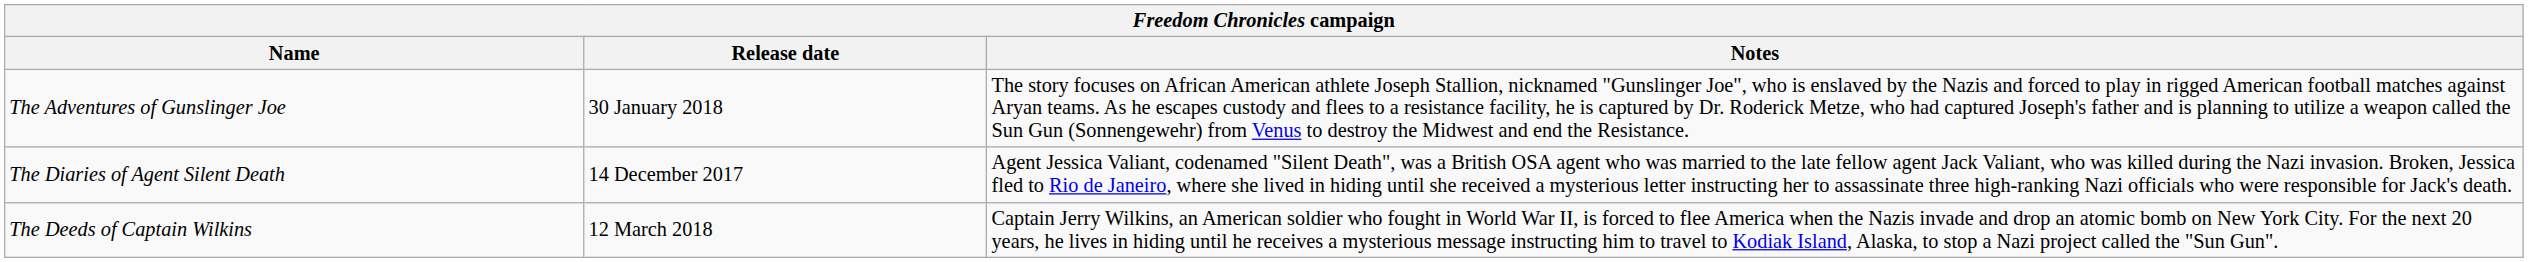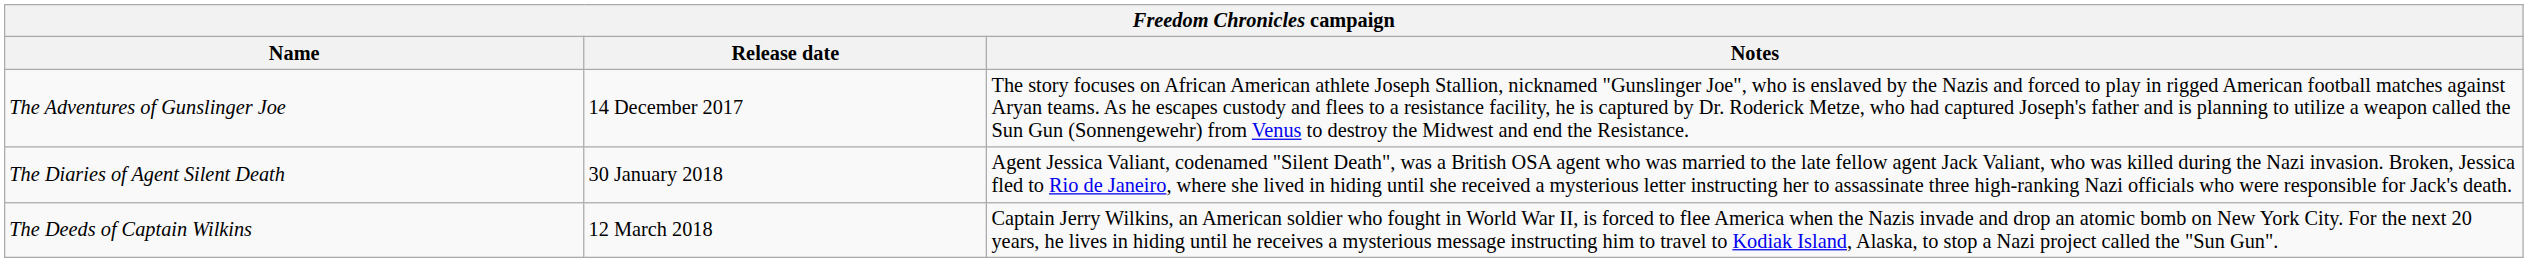(656, 107) 30 January 2018 -> (666, 107) 14 December 2017
(666, 174) 14 December 2017 -> (656, 174) 30 January 2018
